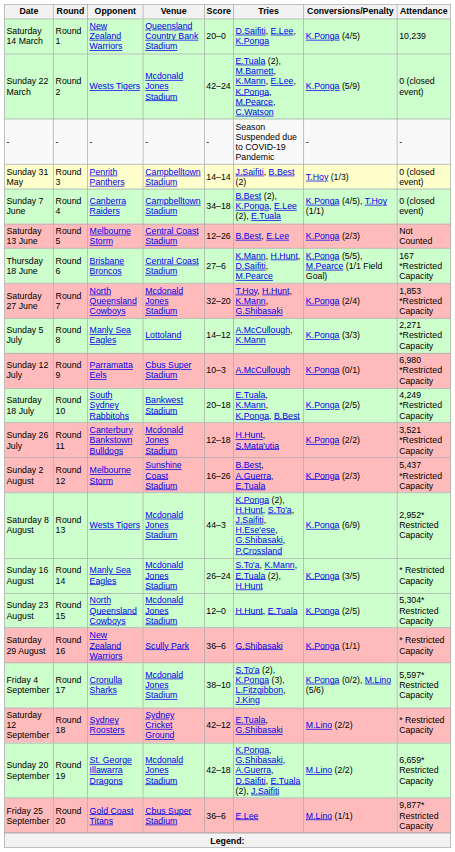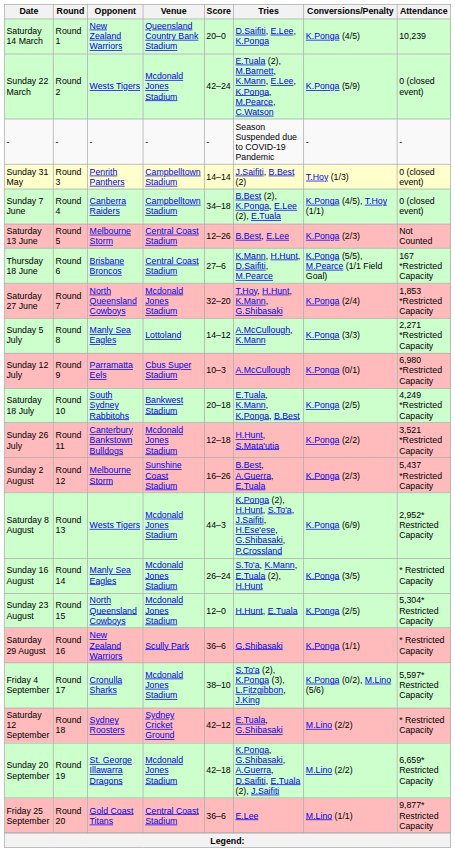(168, 816) Cbus Super Stadium -> (172, 816) Central Coast Stadium
